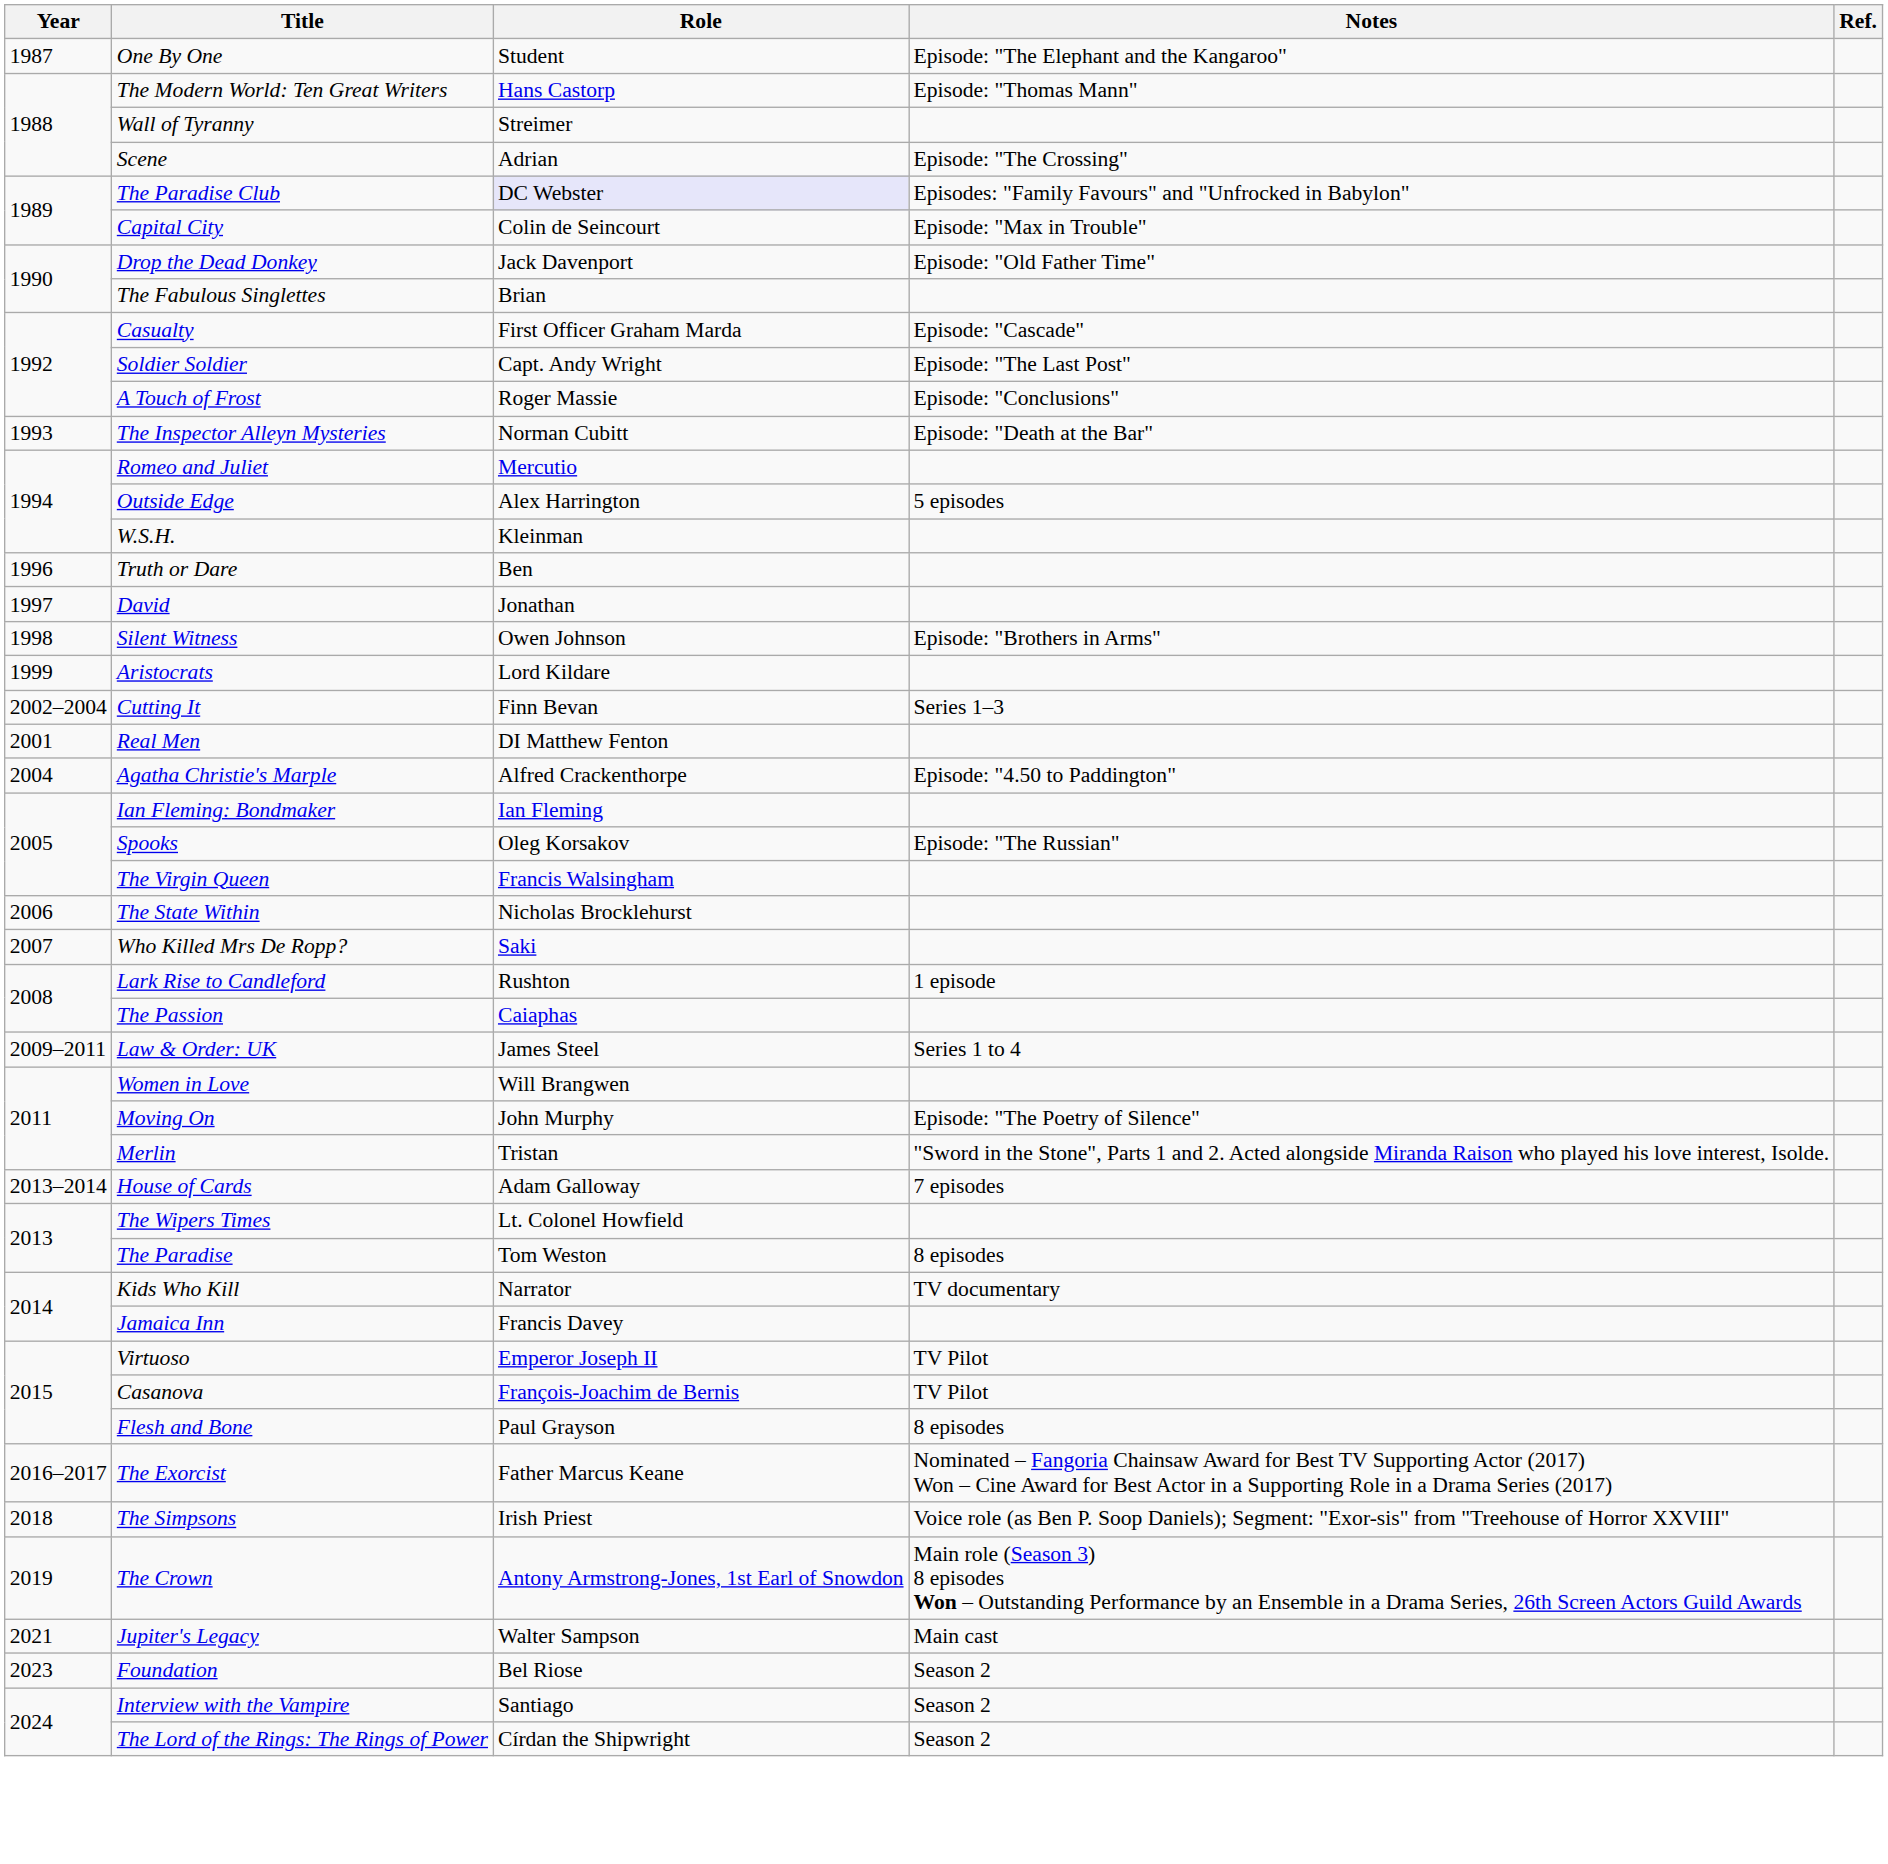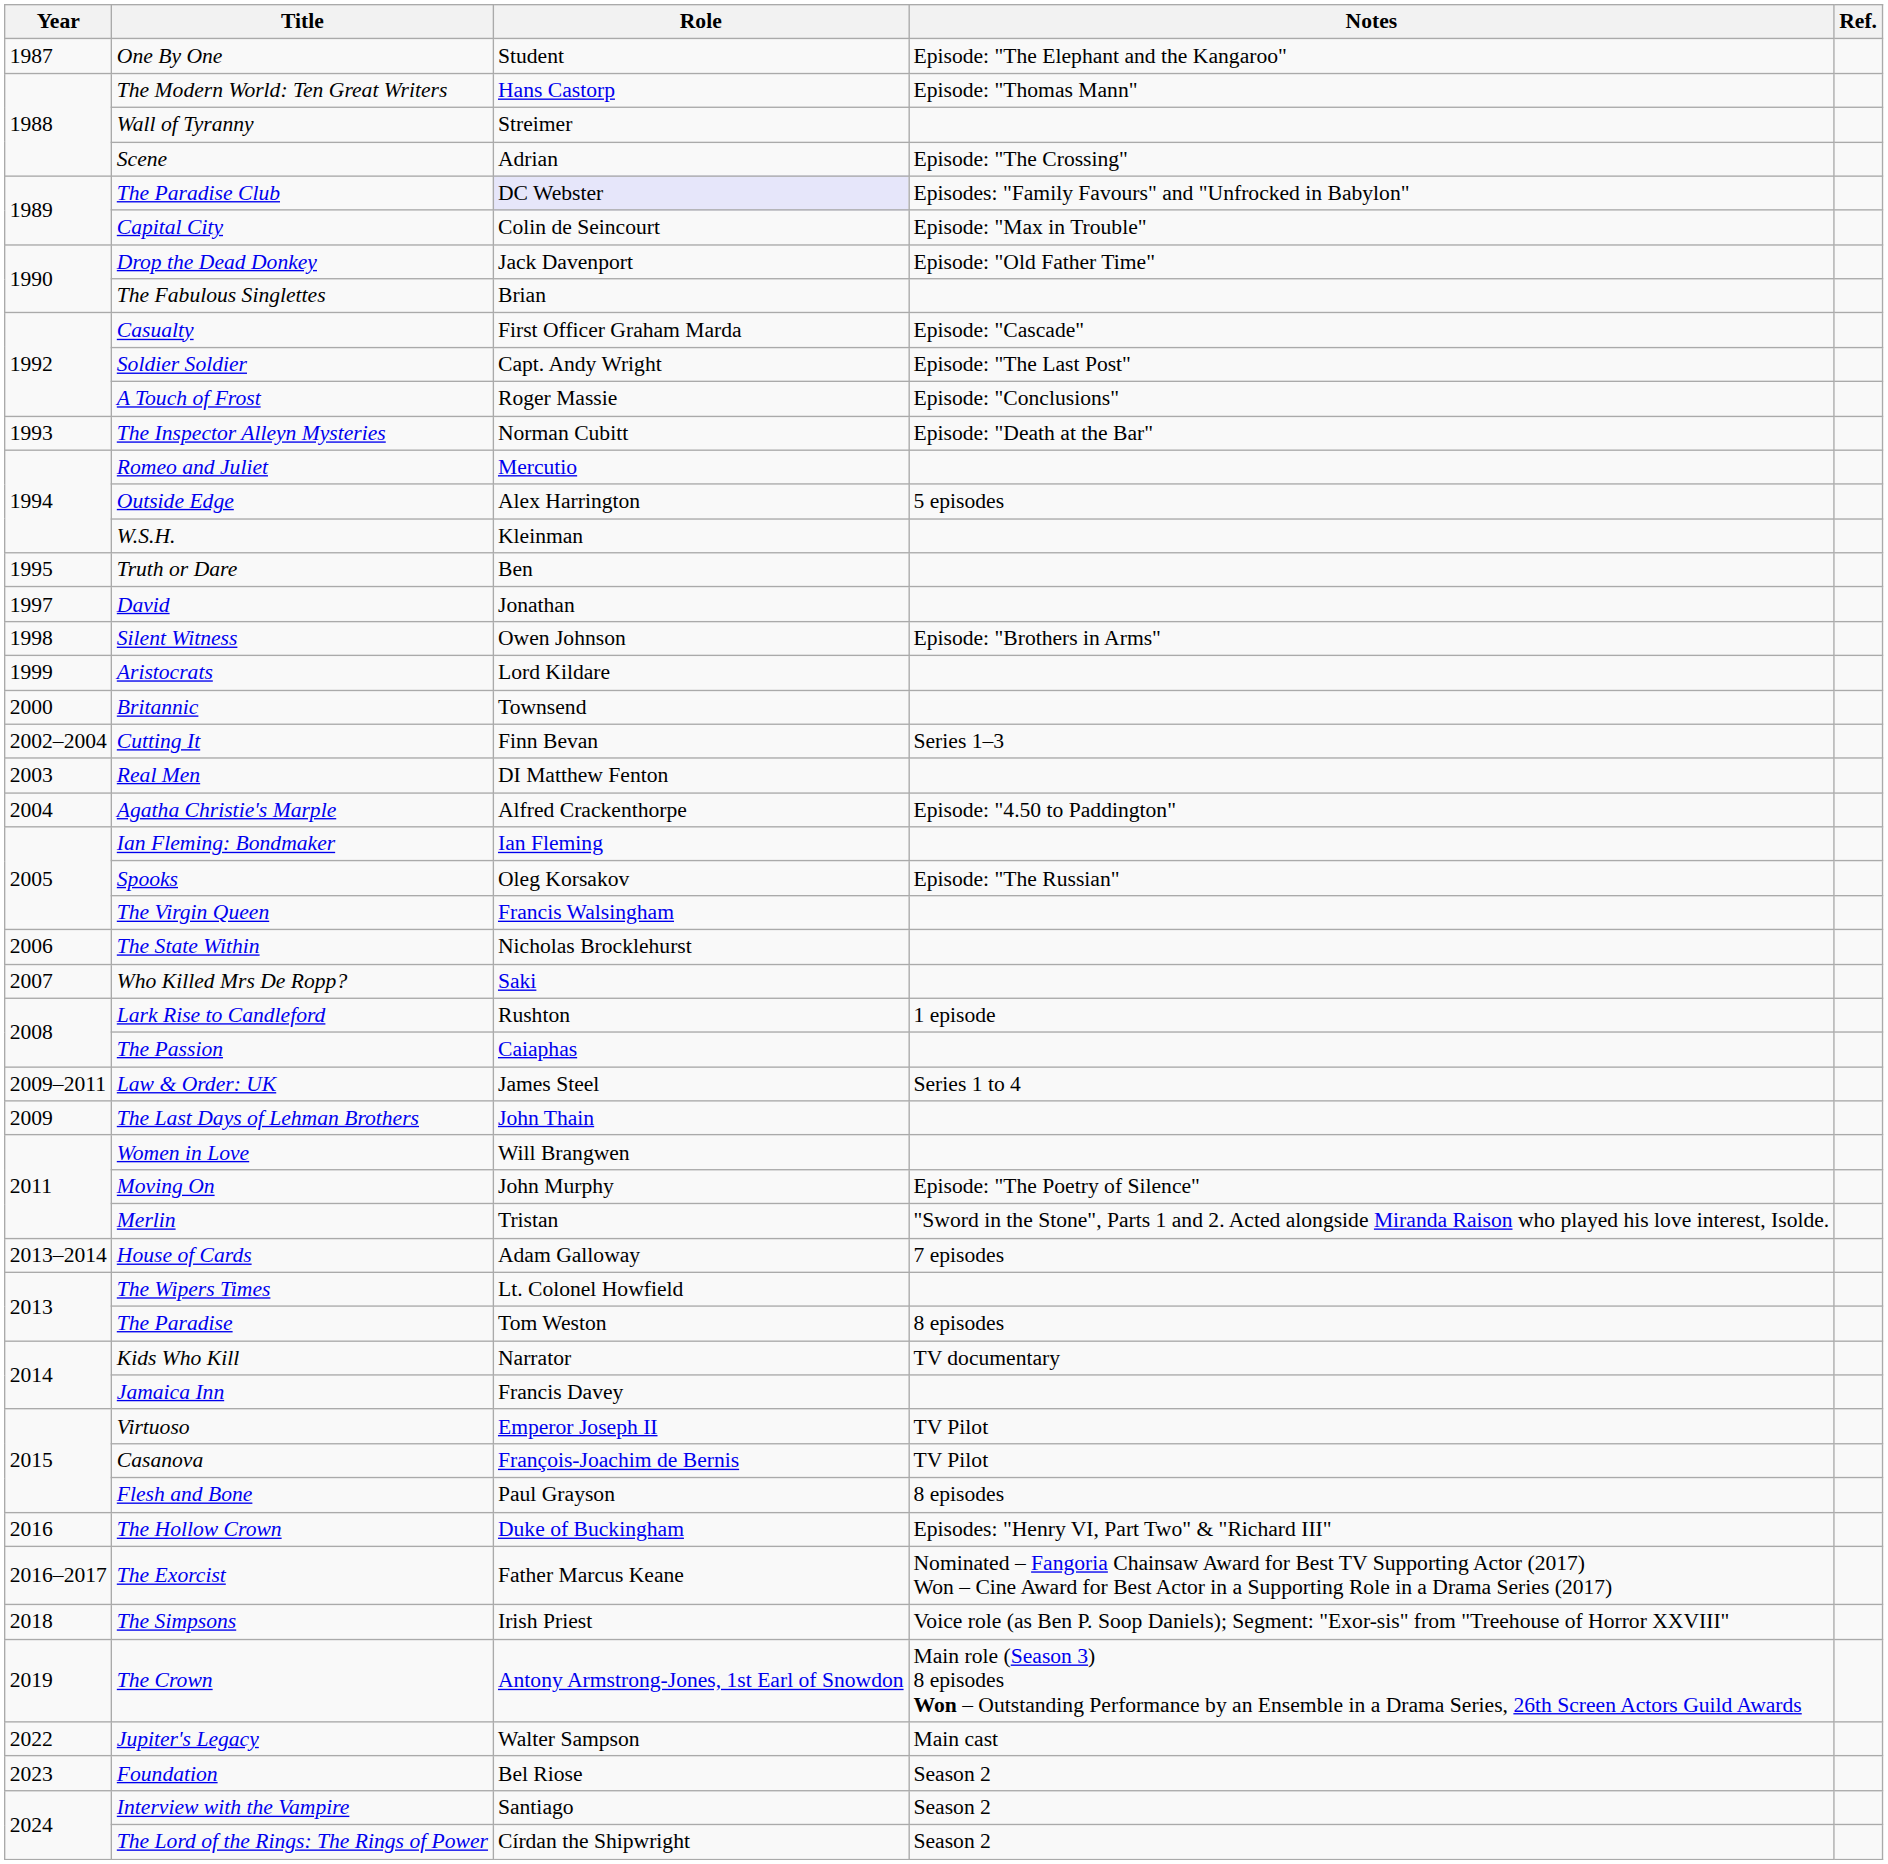(31, 569) 1996 -> (31, 569) 1995
+ row: (158, 706)
(31, 741) 2001 -> (31, 775) 2003
+ row: (268, 1117)
+ row: (199, 1528)
(31, 1636) 2021 -> (31, 1738) 2022
